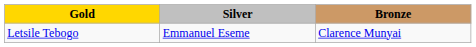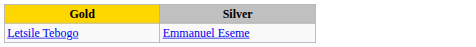- column: (393, 14)
